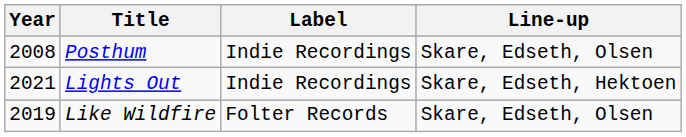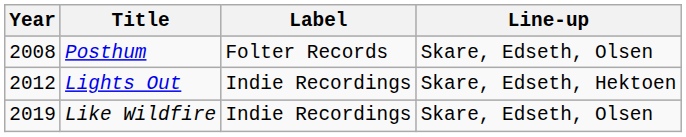(318, 52) Indie Recordings -> (307, 52) Folter Records
(33, 84) 2021 -> (33, 84) 2012
(307, 115) Folter Records -> (318, 115) Indie Recordings
